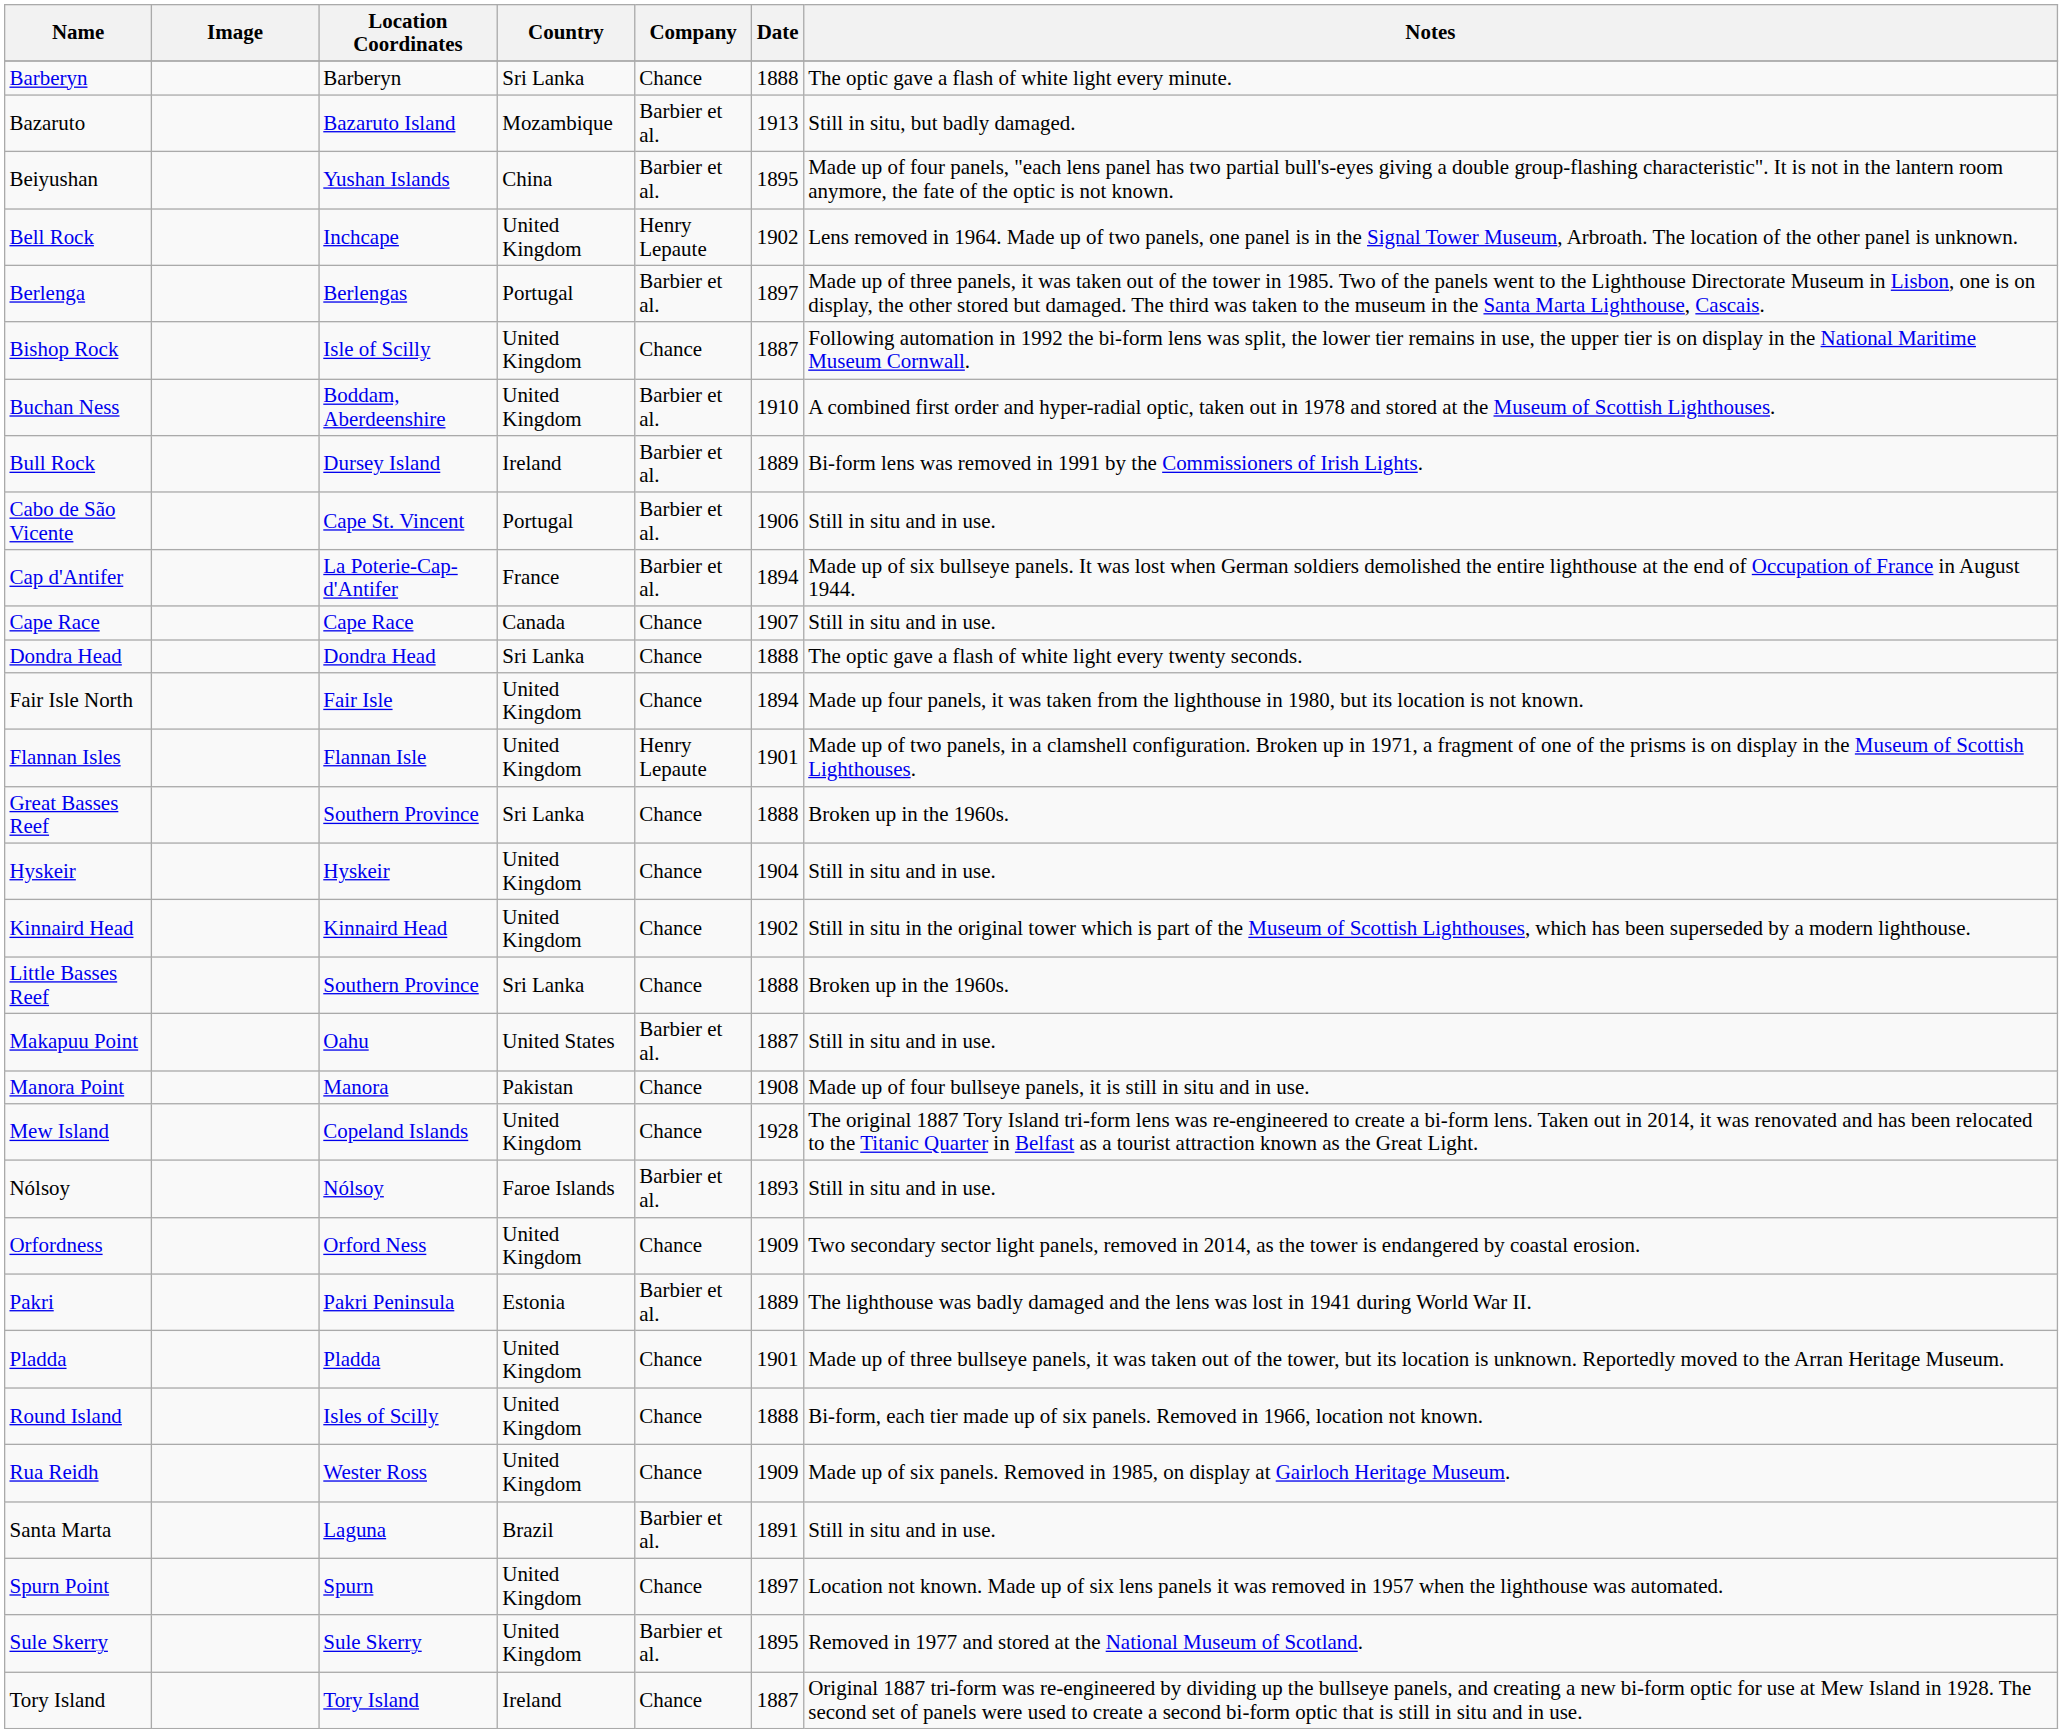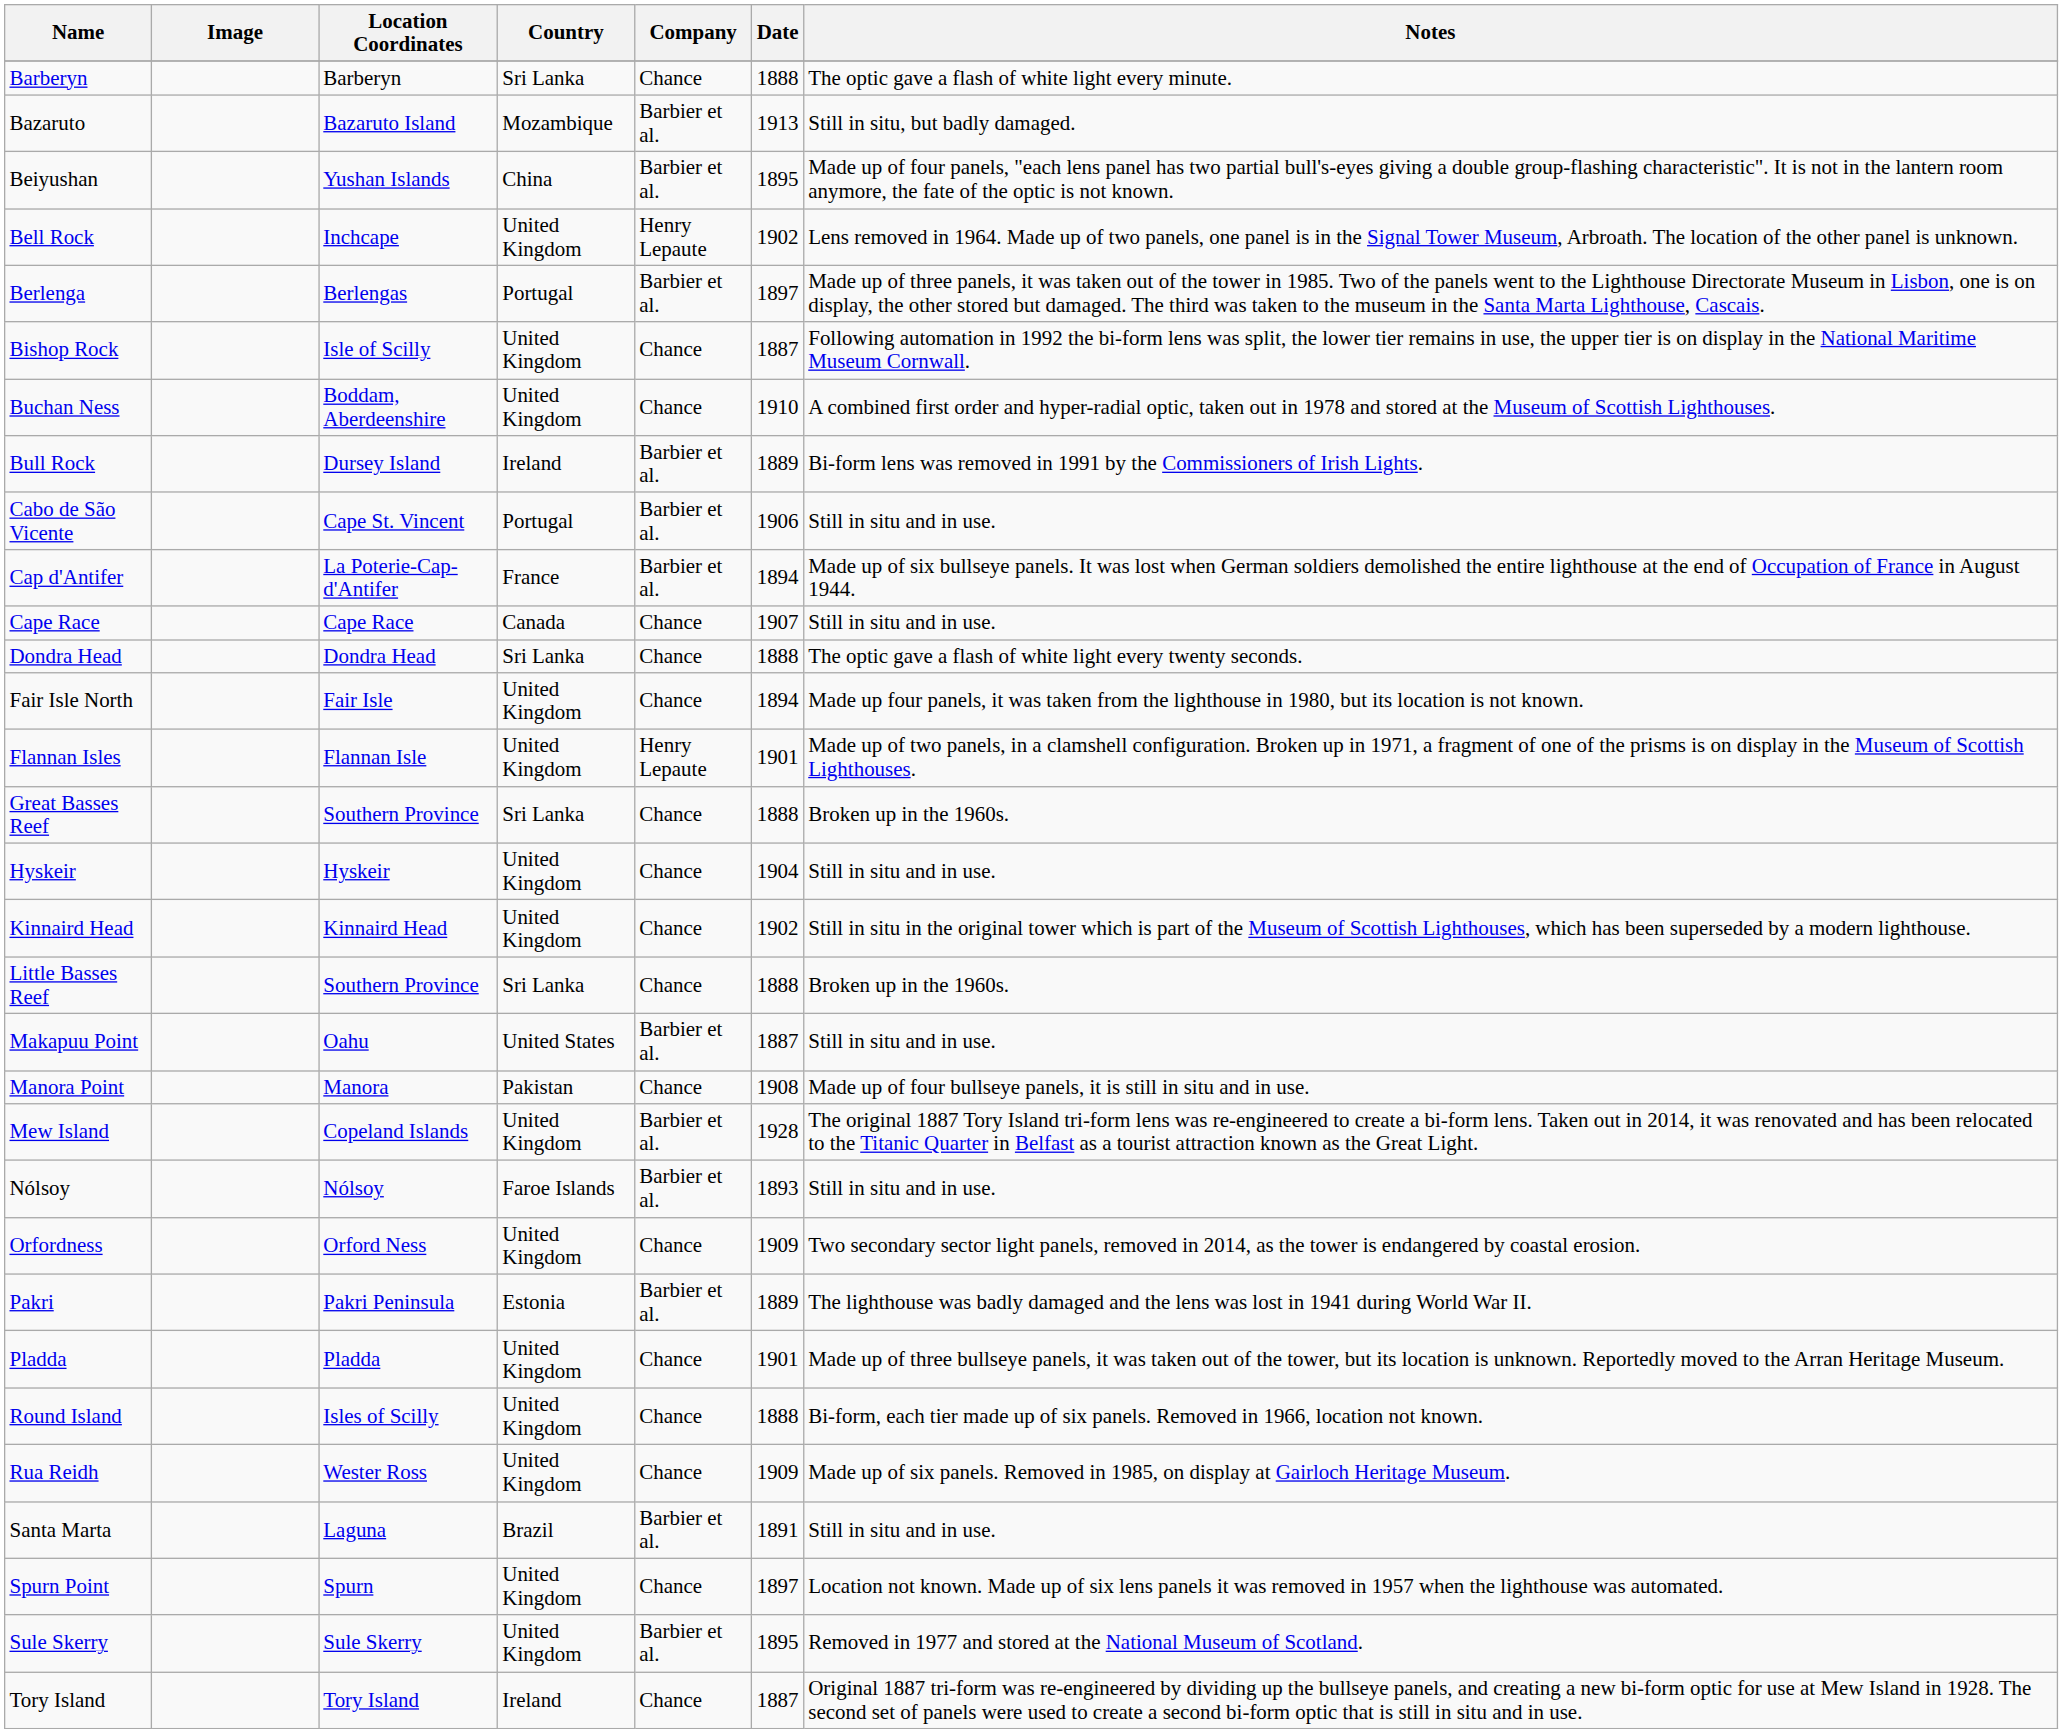(681, 407) Barbier et al. -> (671, 407) Chance
(671, 1131) Chance -> (681, 1131) Barbier et al.
